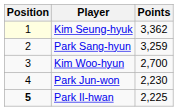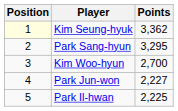(154, 47) 3,259 -> (154, 47) 3,295
(154, 81) 2,230 -> (154, 81) 2,227
(28, 98) bold -> (28, 98) normal
